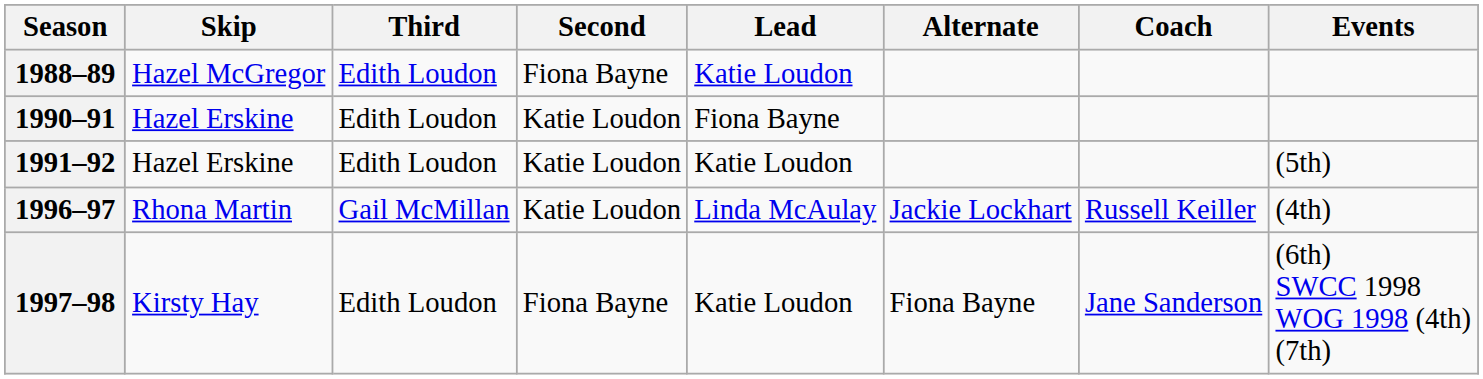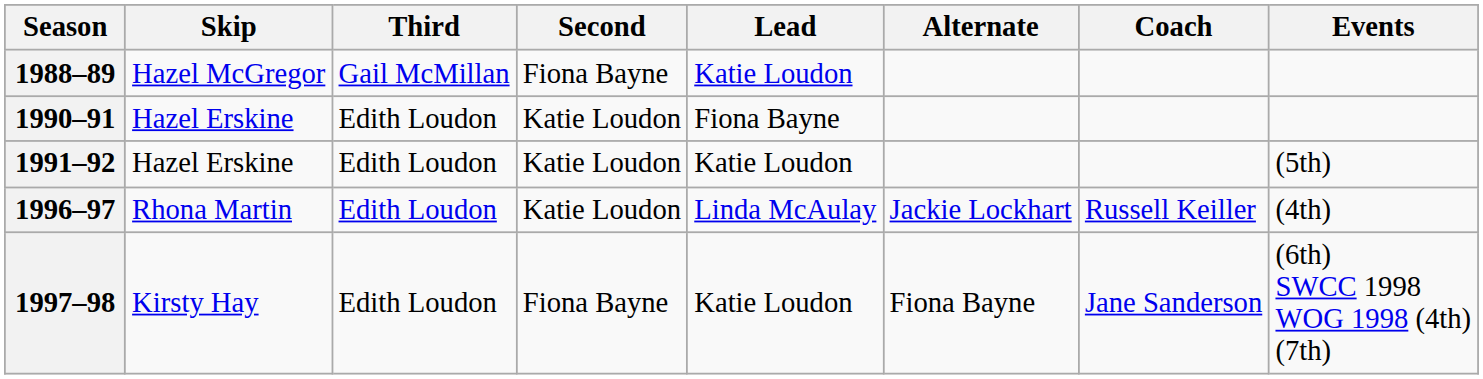(418, 72) Edith Loudon -> (424, 72) Gail McMillan
(424, 208) Gail McMillan -> (418, 208) Edith Loudon
